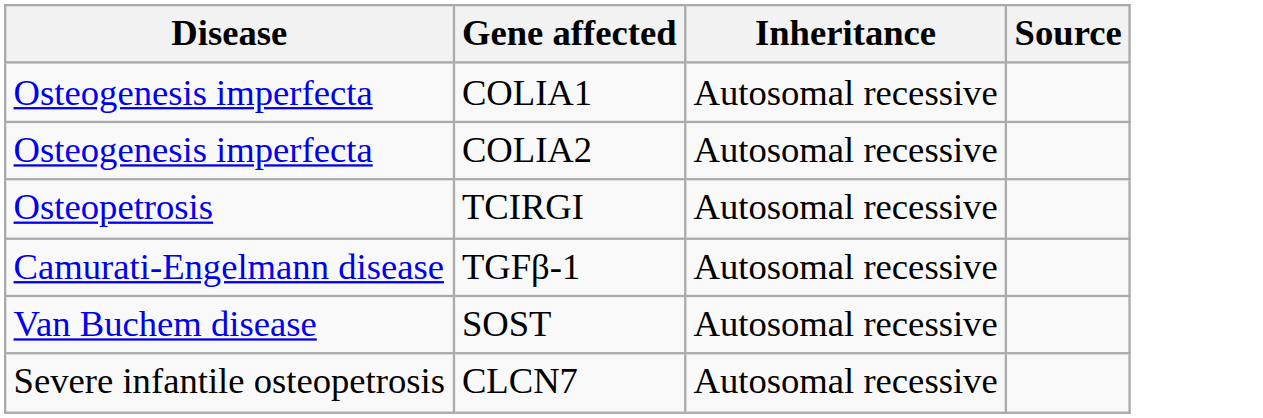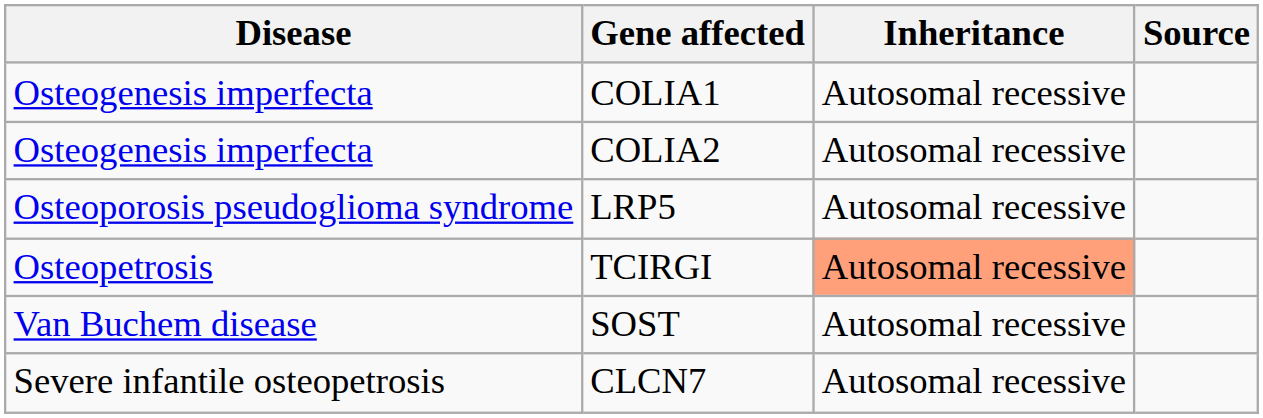+ row: (633, 207)
(846, 207) no background -> (974, 265) lightsalmon background
- row: (521, 265)
